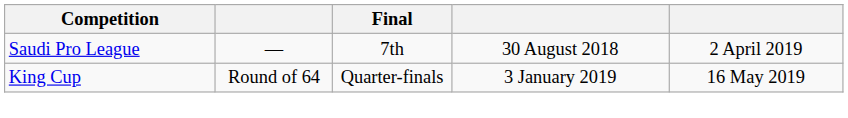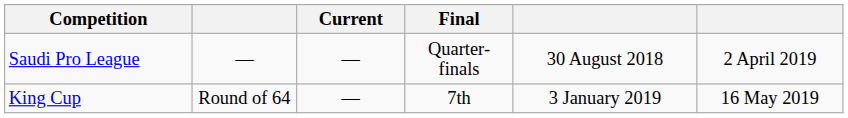+ column: (351, 19)
(392, 48) 7th -> (459, 58) Quarter-finals
(392, 77) Quarter-finals -> (459, 98) 7th
